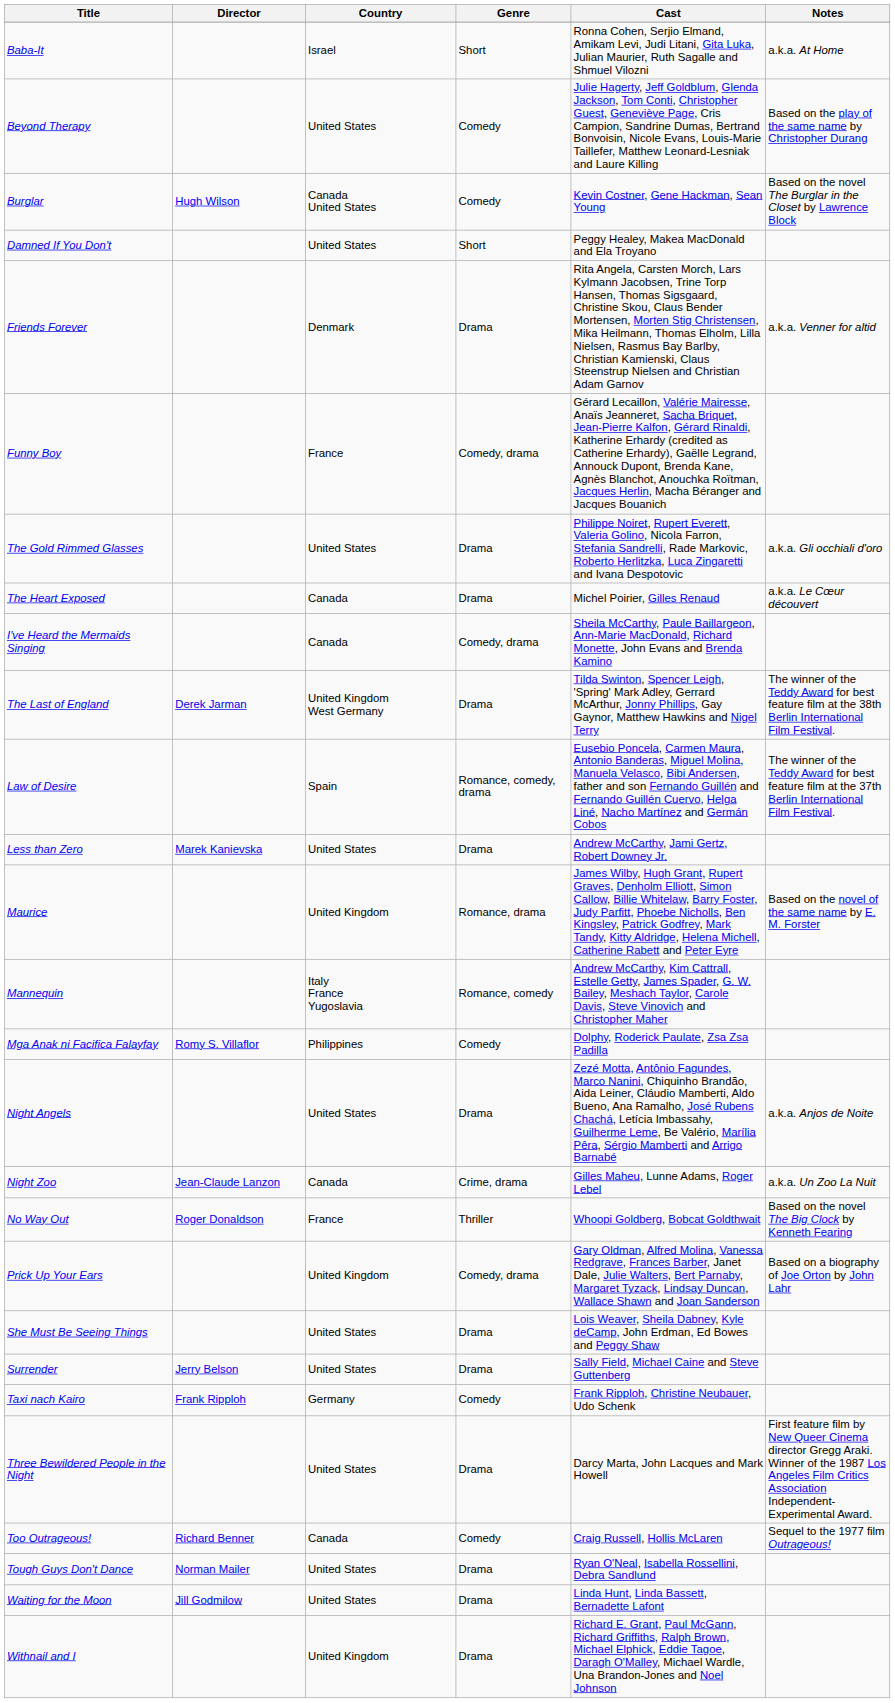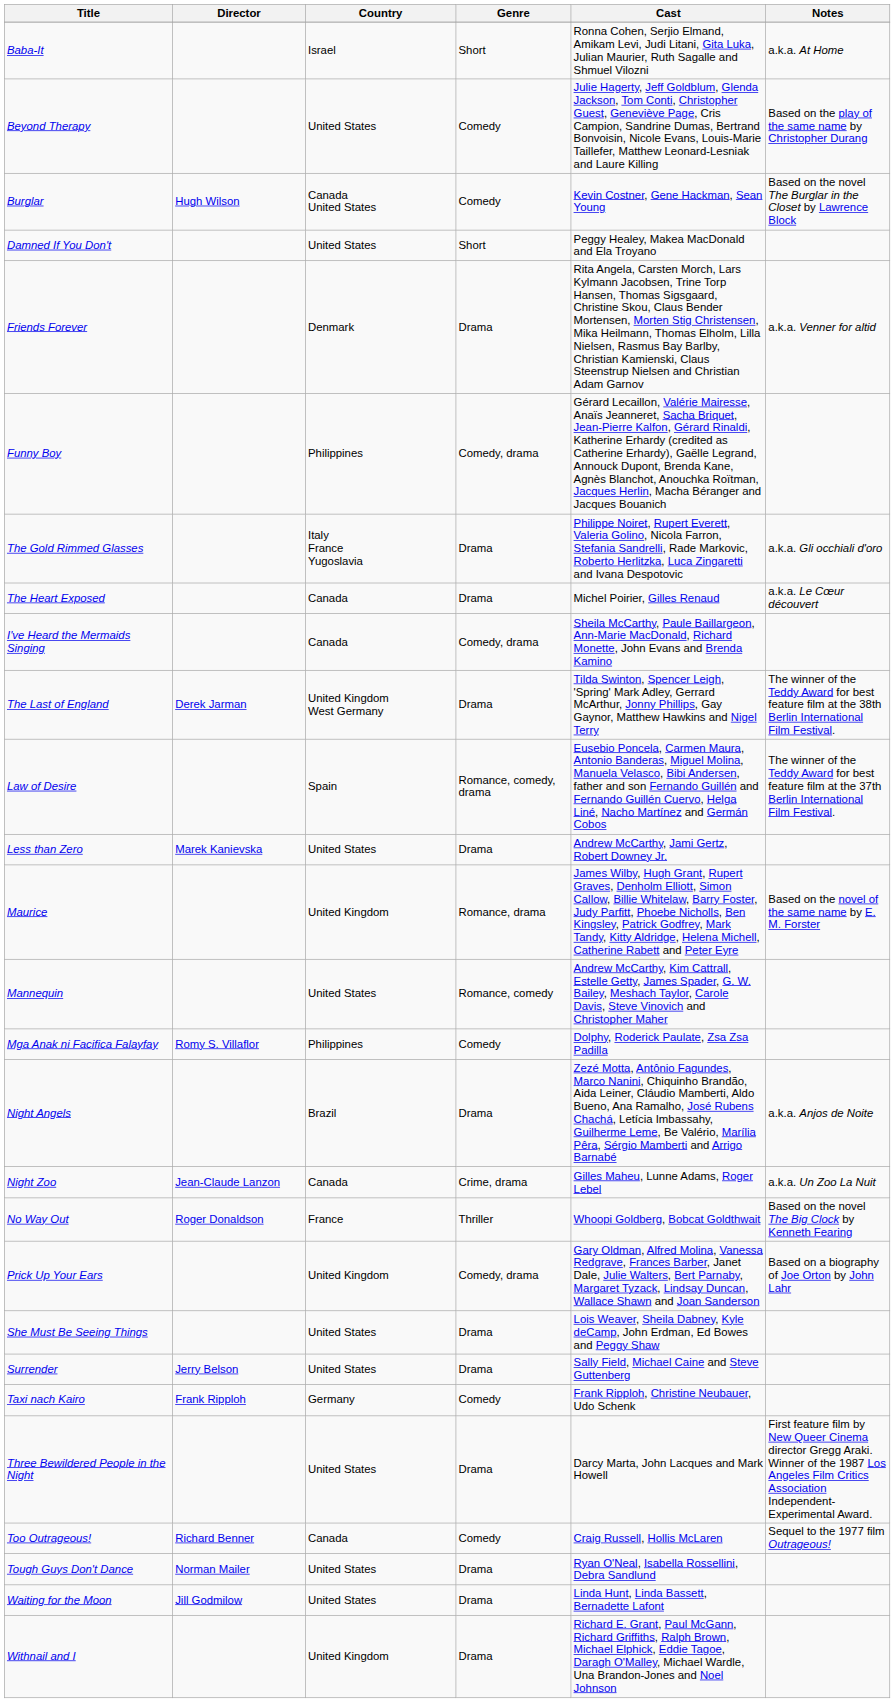(326, 453) France -> (335, 453) Philippines
(342, 548) United States -> (335, 548) Italy France Yugoslavia
(335, 994) Italy France Yugoslavia -> (342, 994) United States
(342, 1113) United States -> (322, 1113) Brazil
